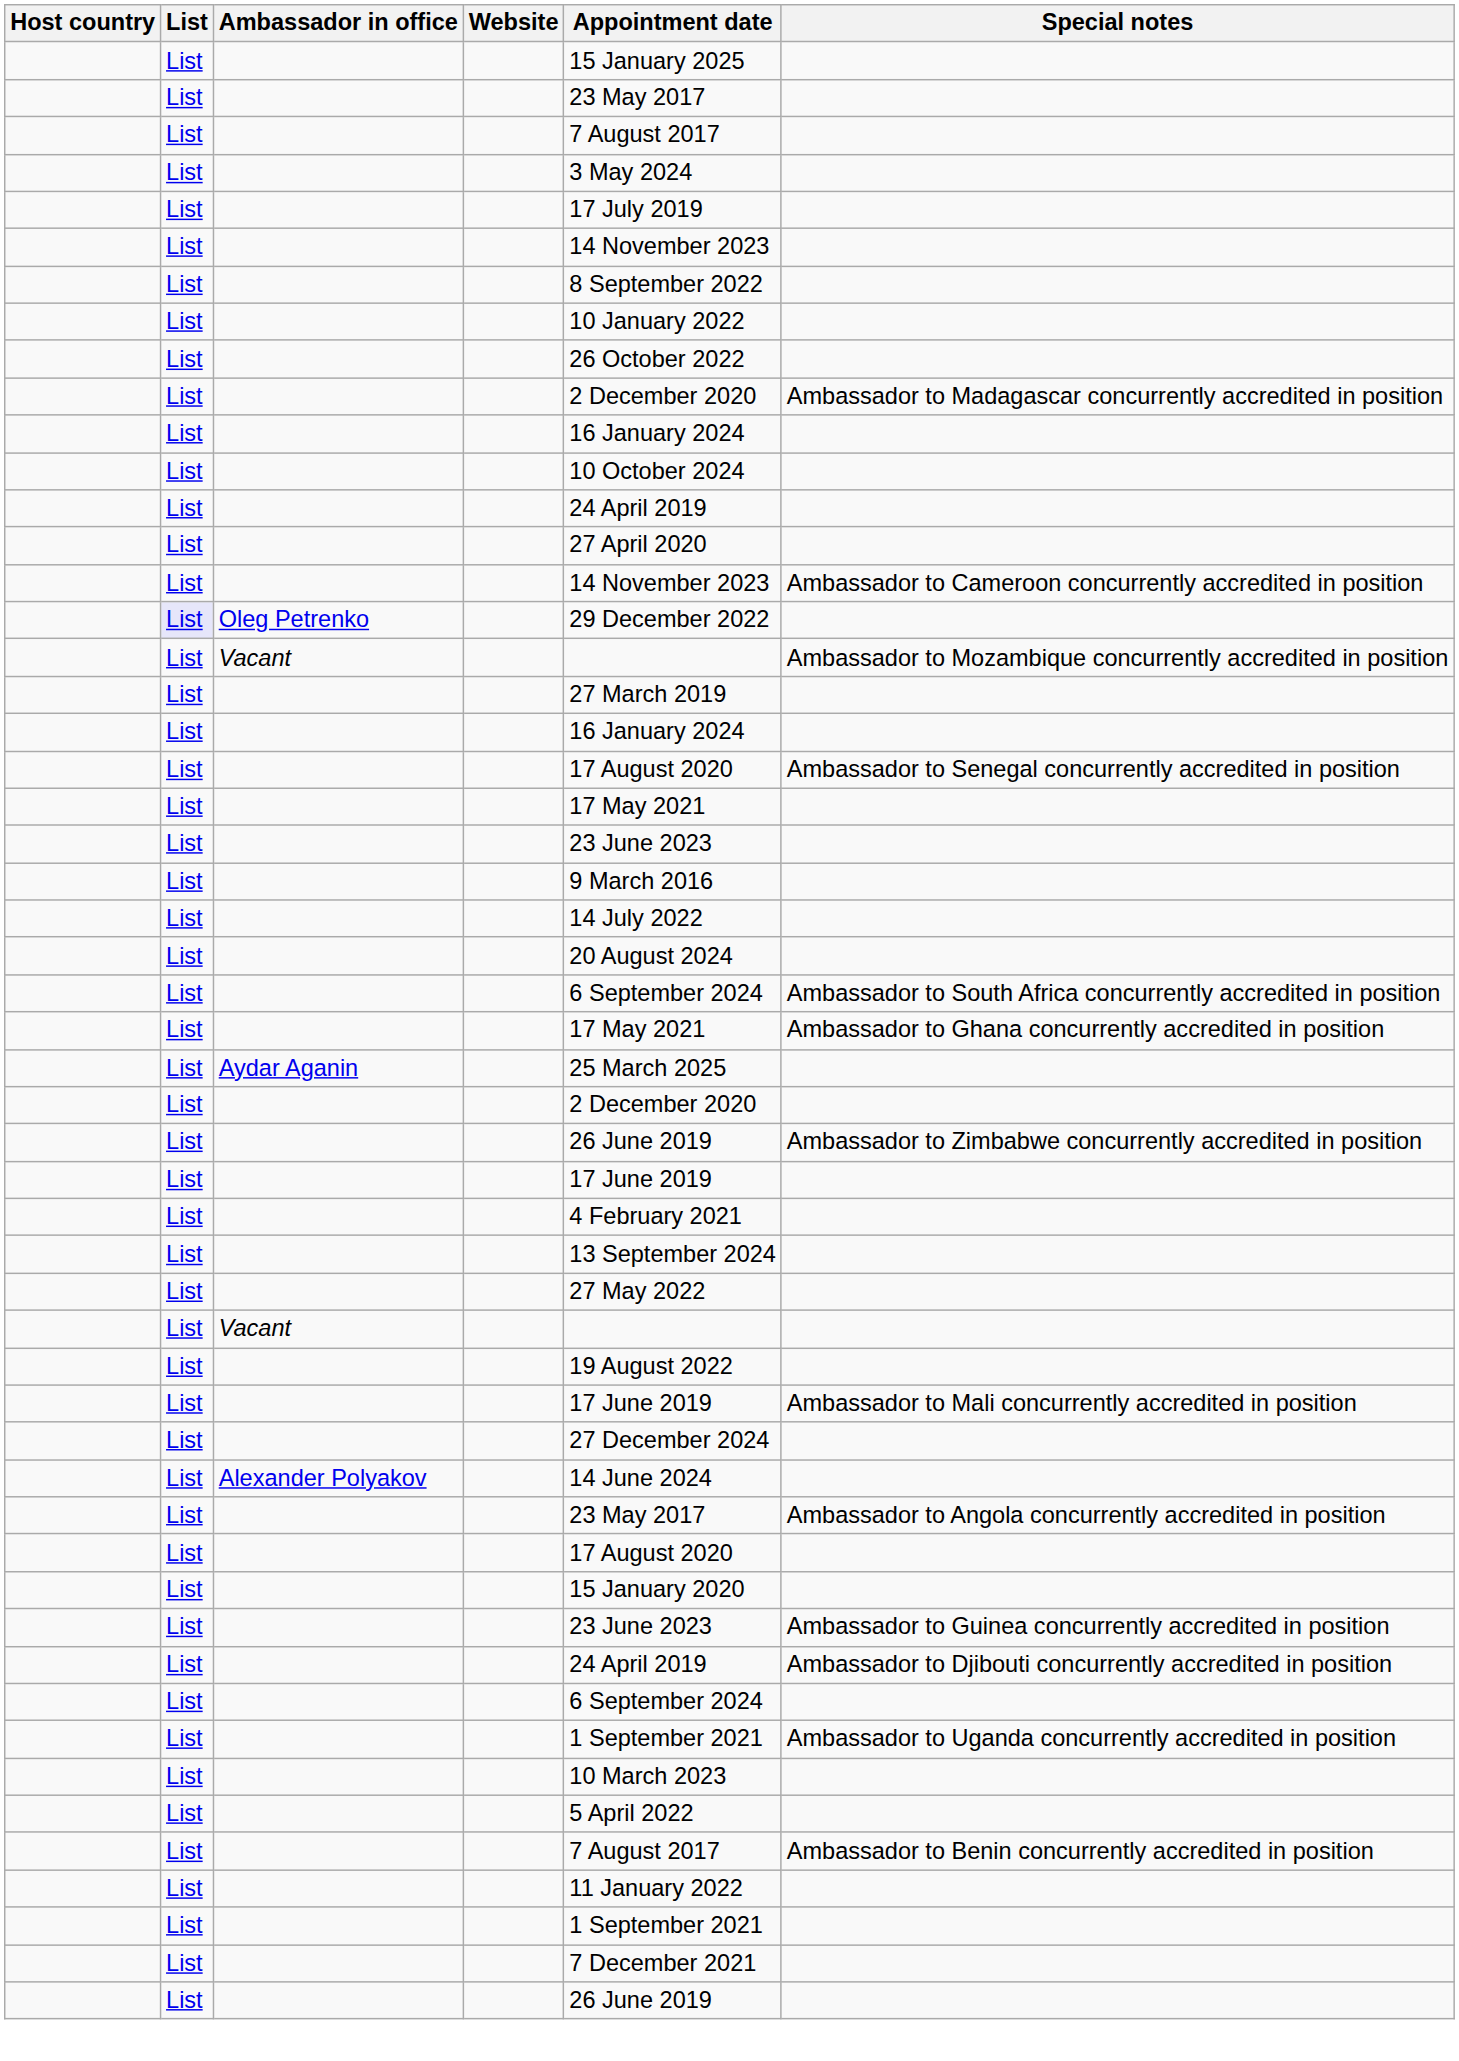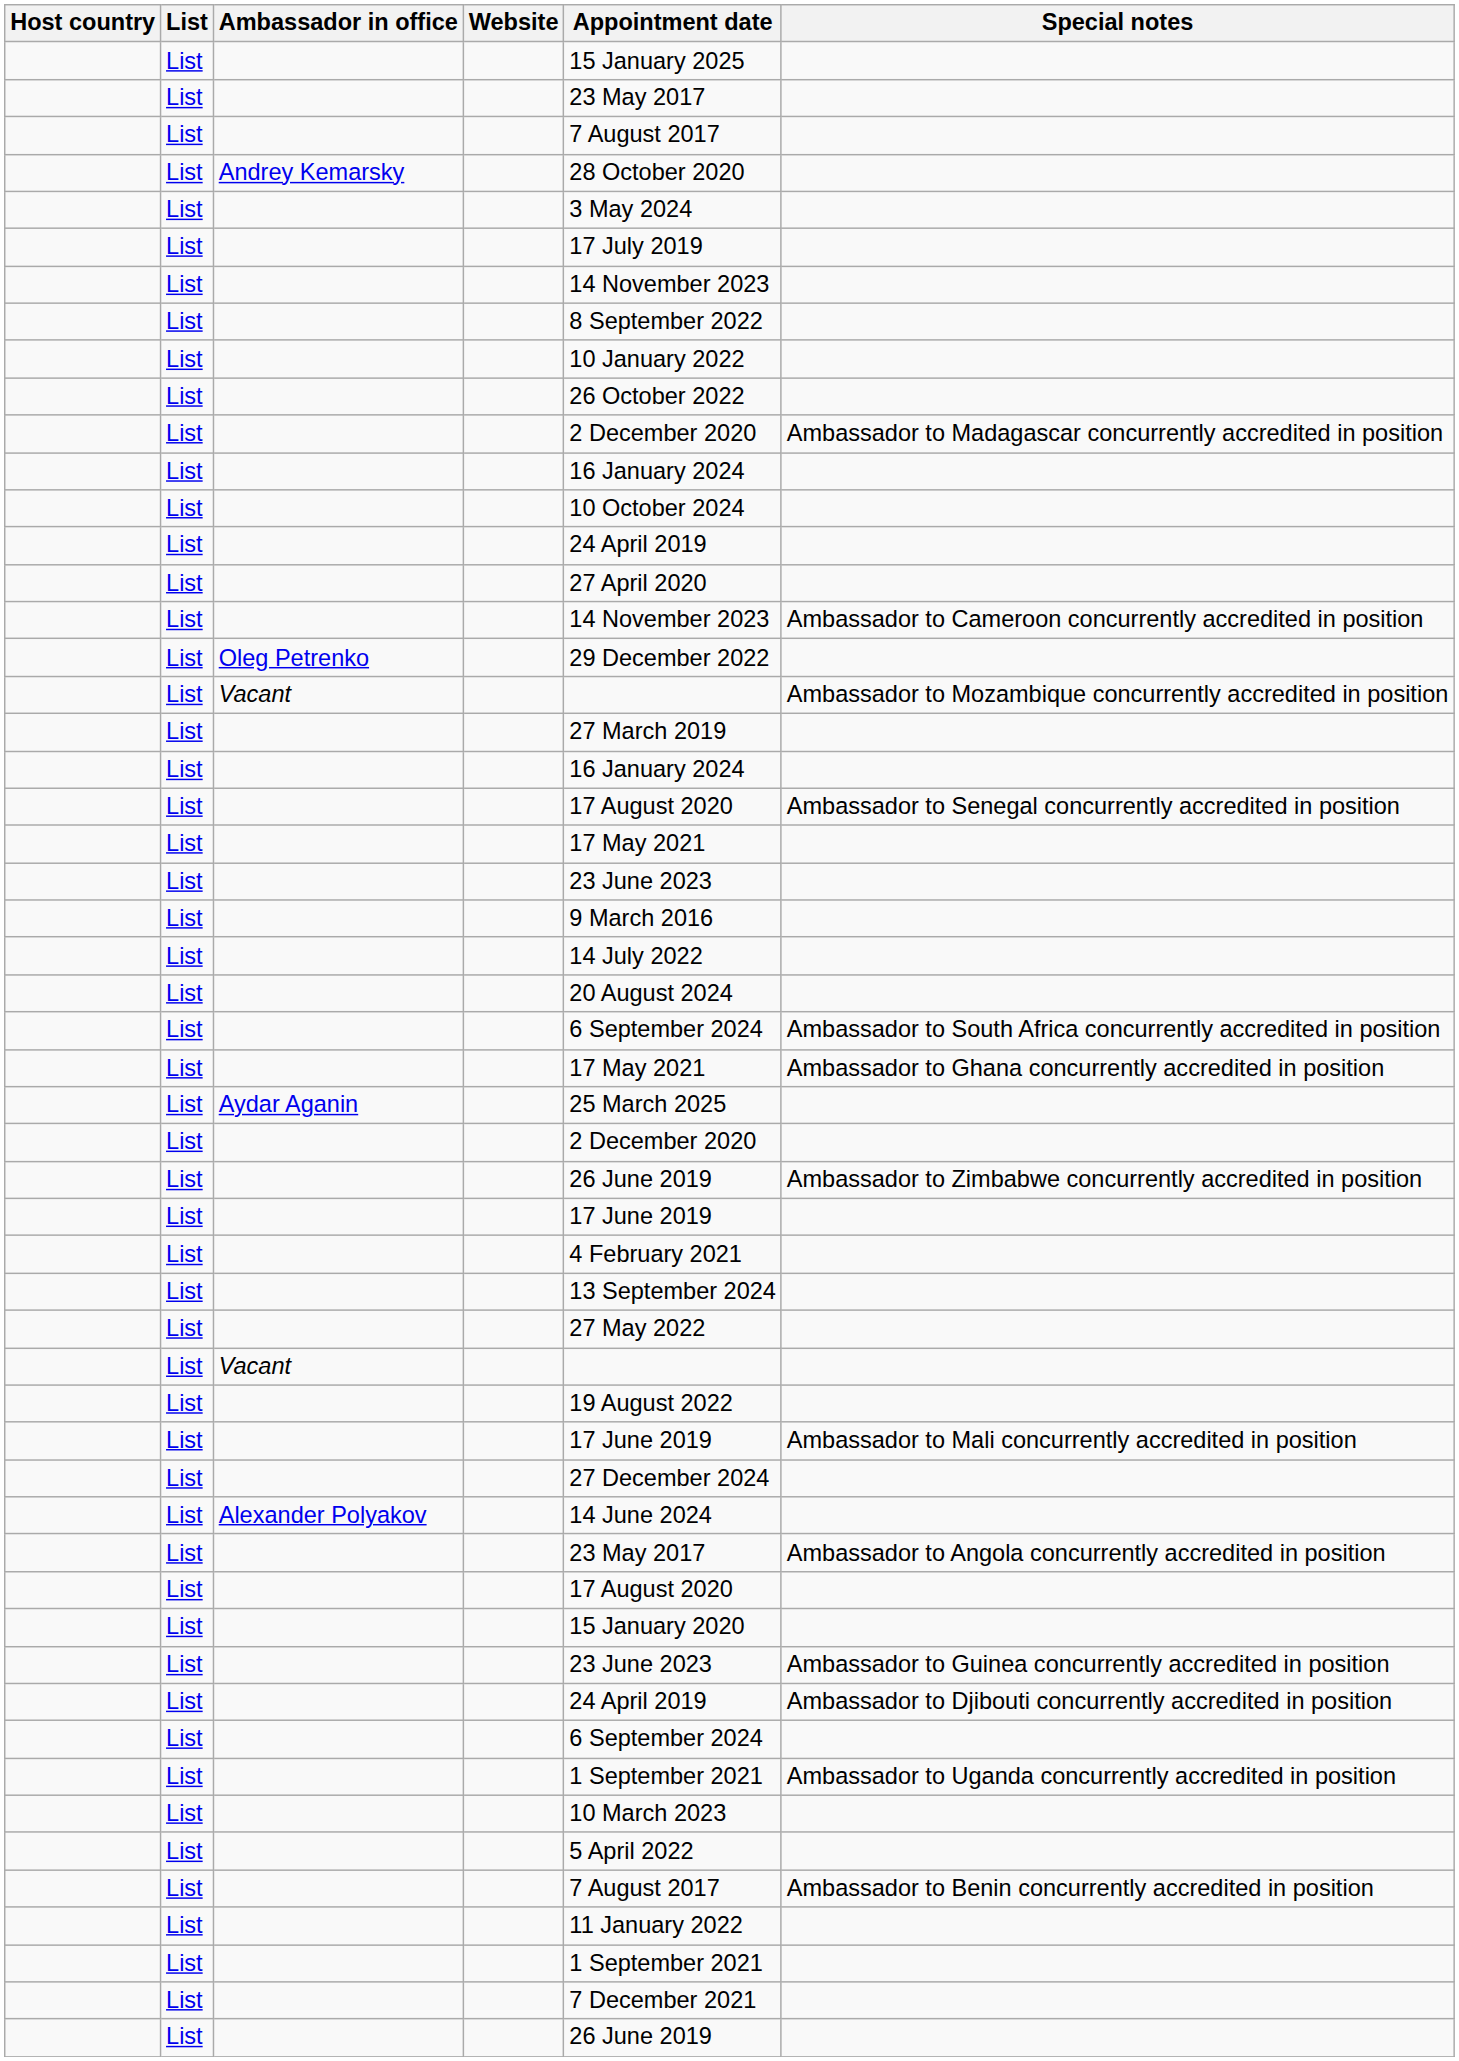+ row: (83, 173)
(184, 619) lavender background -> (184, 657) no background
